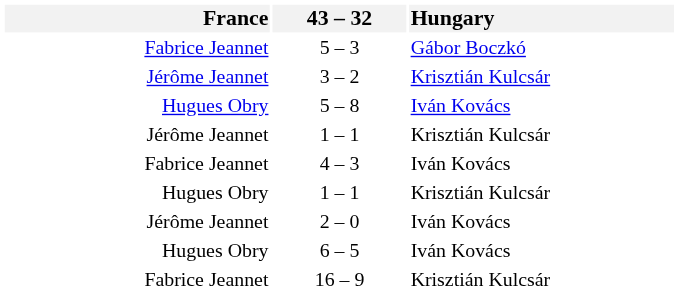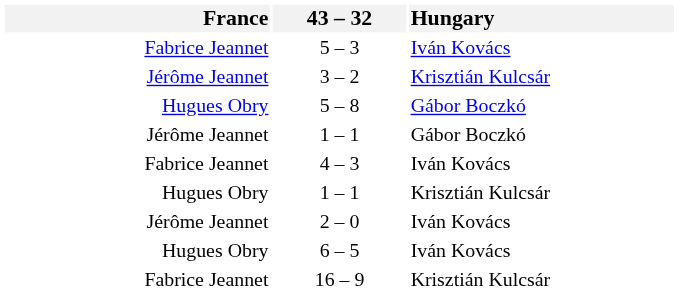(468, 48) Gábor Boczkó -> (461, 48) Iván Kovács
(461, 106) Iván Kovács -> (468, 106) Gábor Boczkó
(480, 134) Krisztián Kulcsár -> (468, 134) Gábor Boczkó
